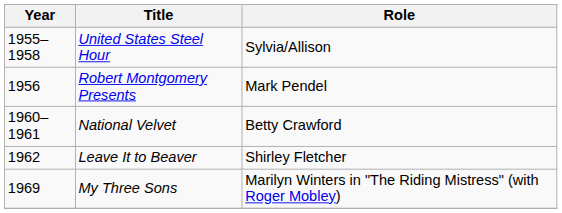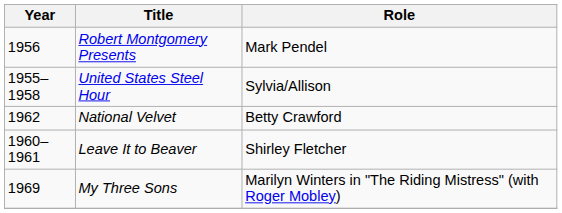rows swapped: (143, 86) <-> (141, 47)
(28, 126) 1960–1961 -> (24, 118) 1962
(24, 157) 1962 -> (28, 149) 1960–1961
